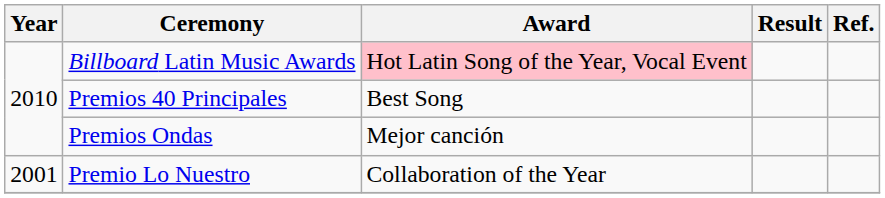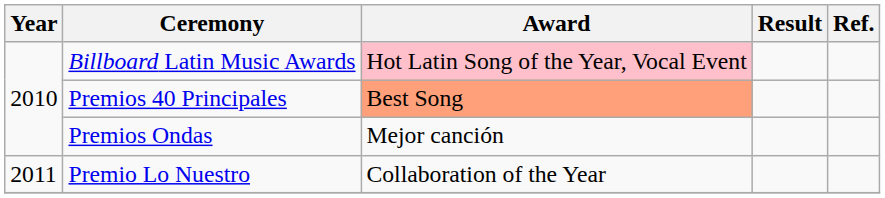(415, 98) no background -> (415, 98) lightsalmon background
(34, 173) 2001 -> (33, 173) 2011
